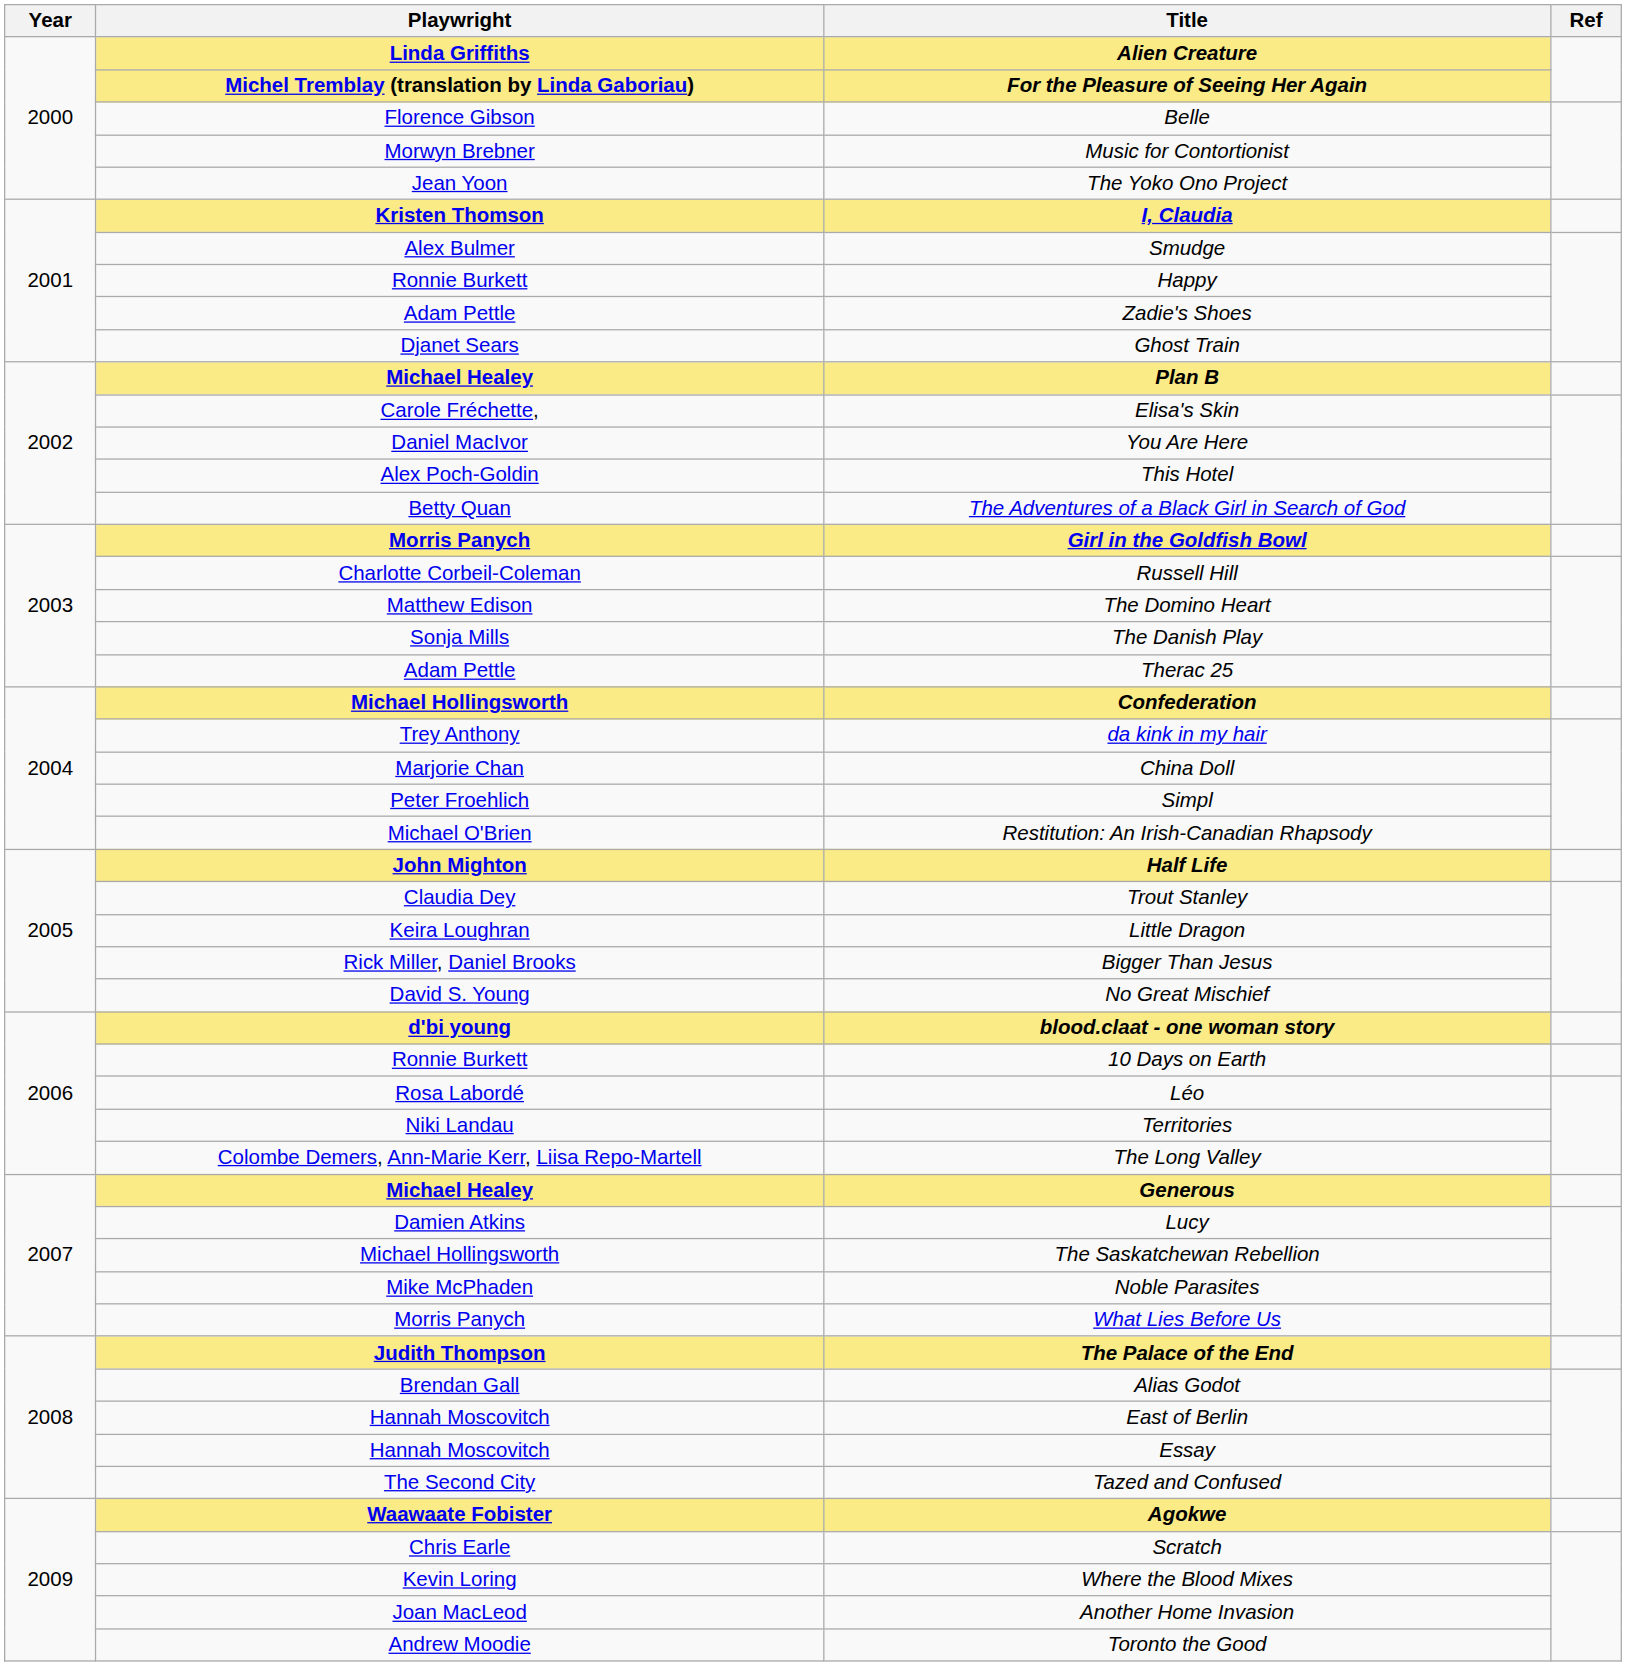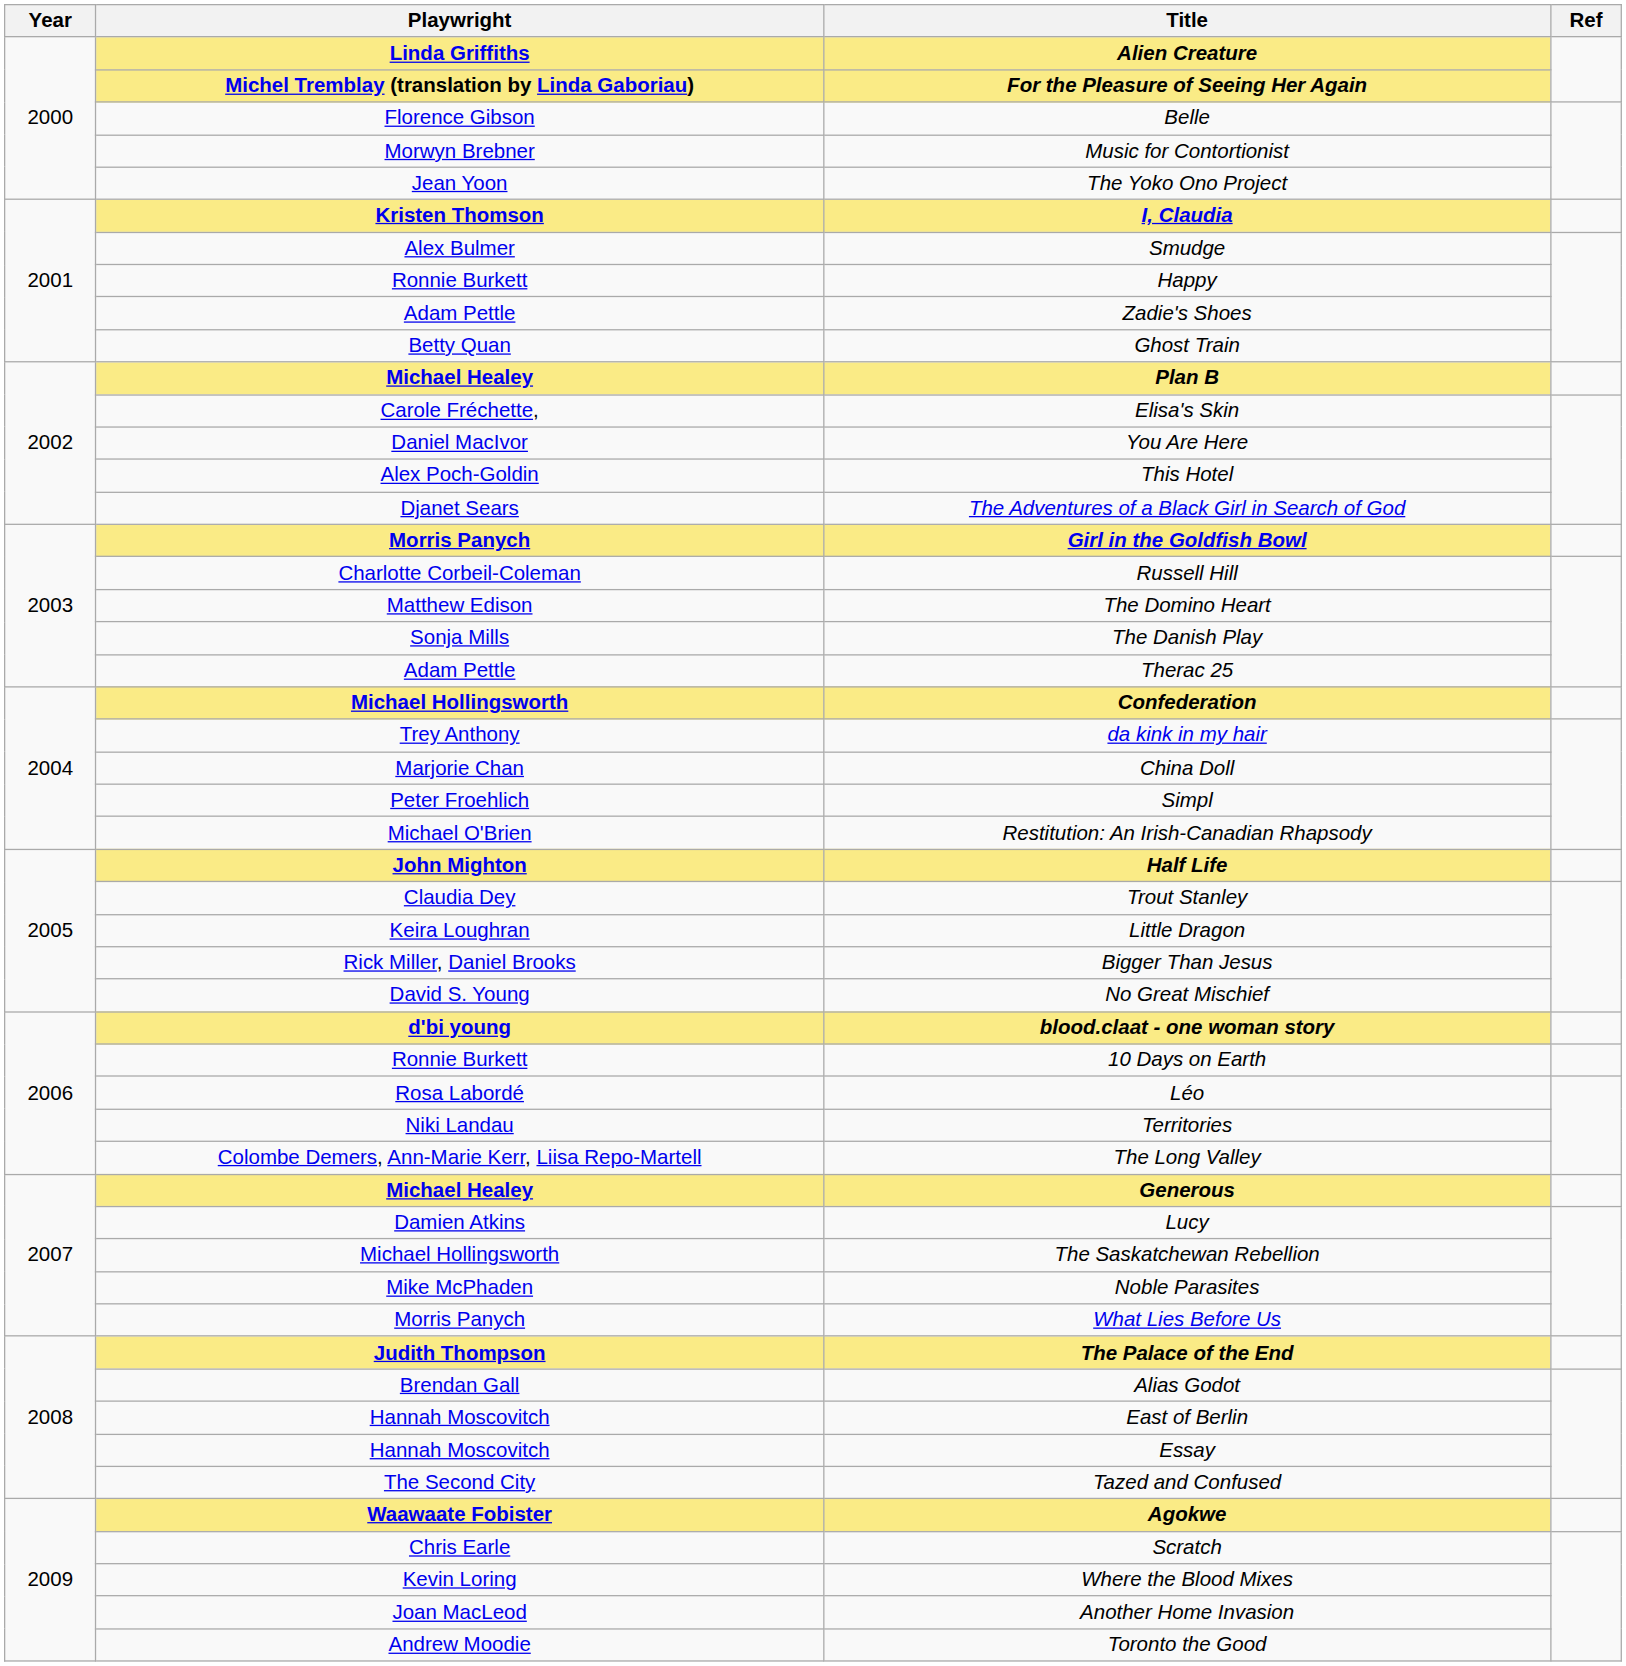(460, 345) Djanet Sears -> (460, 345) Betty Quan
(460, 507) Betty Quan -> (460, 507) Djanet Sears
